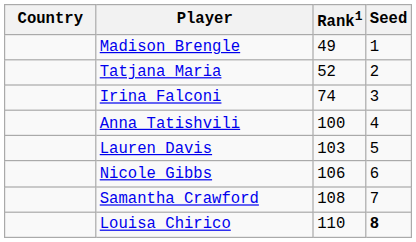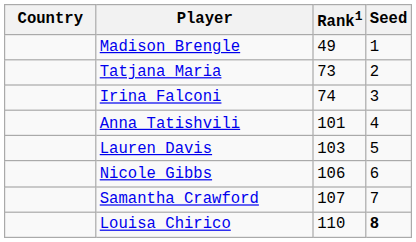(327, 72) 52 -> (327, 72) 73
(331, 123) 100 -> (331, 123) 101
(331, 199) 108 -> (331, 199) 107
